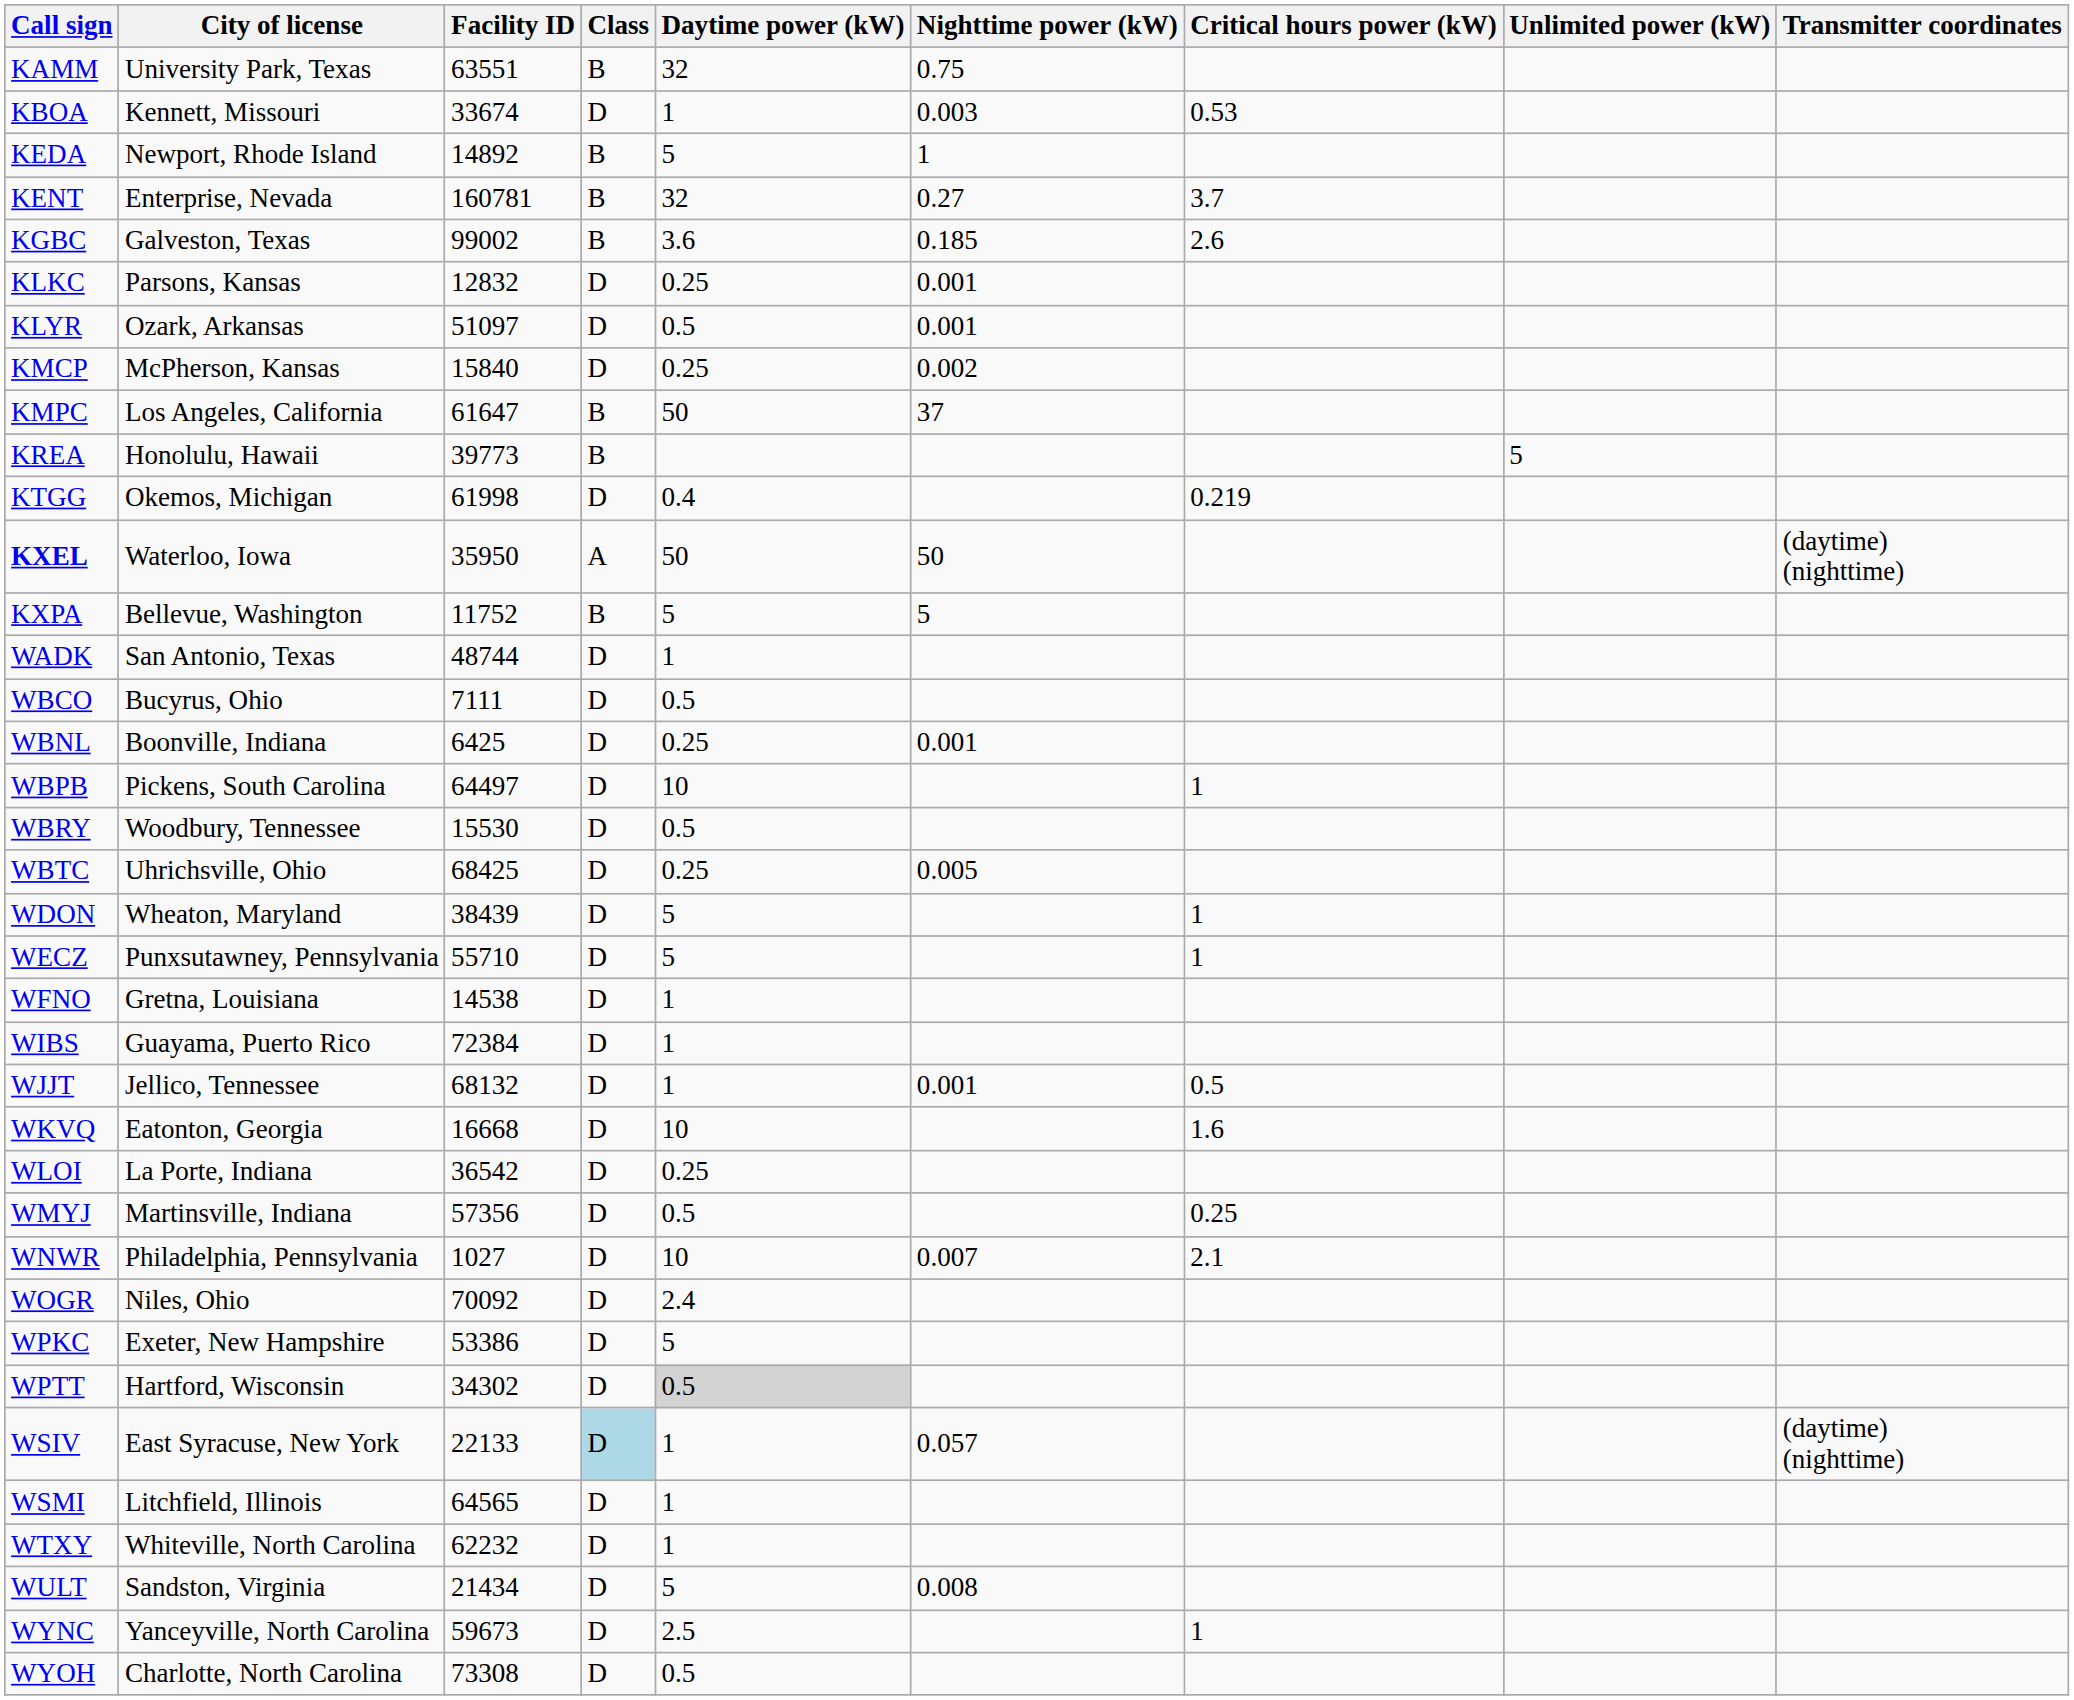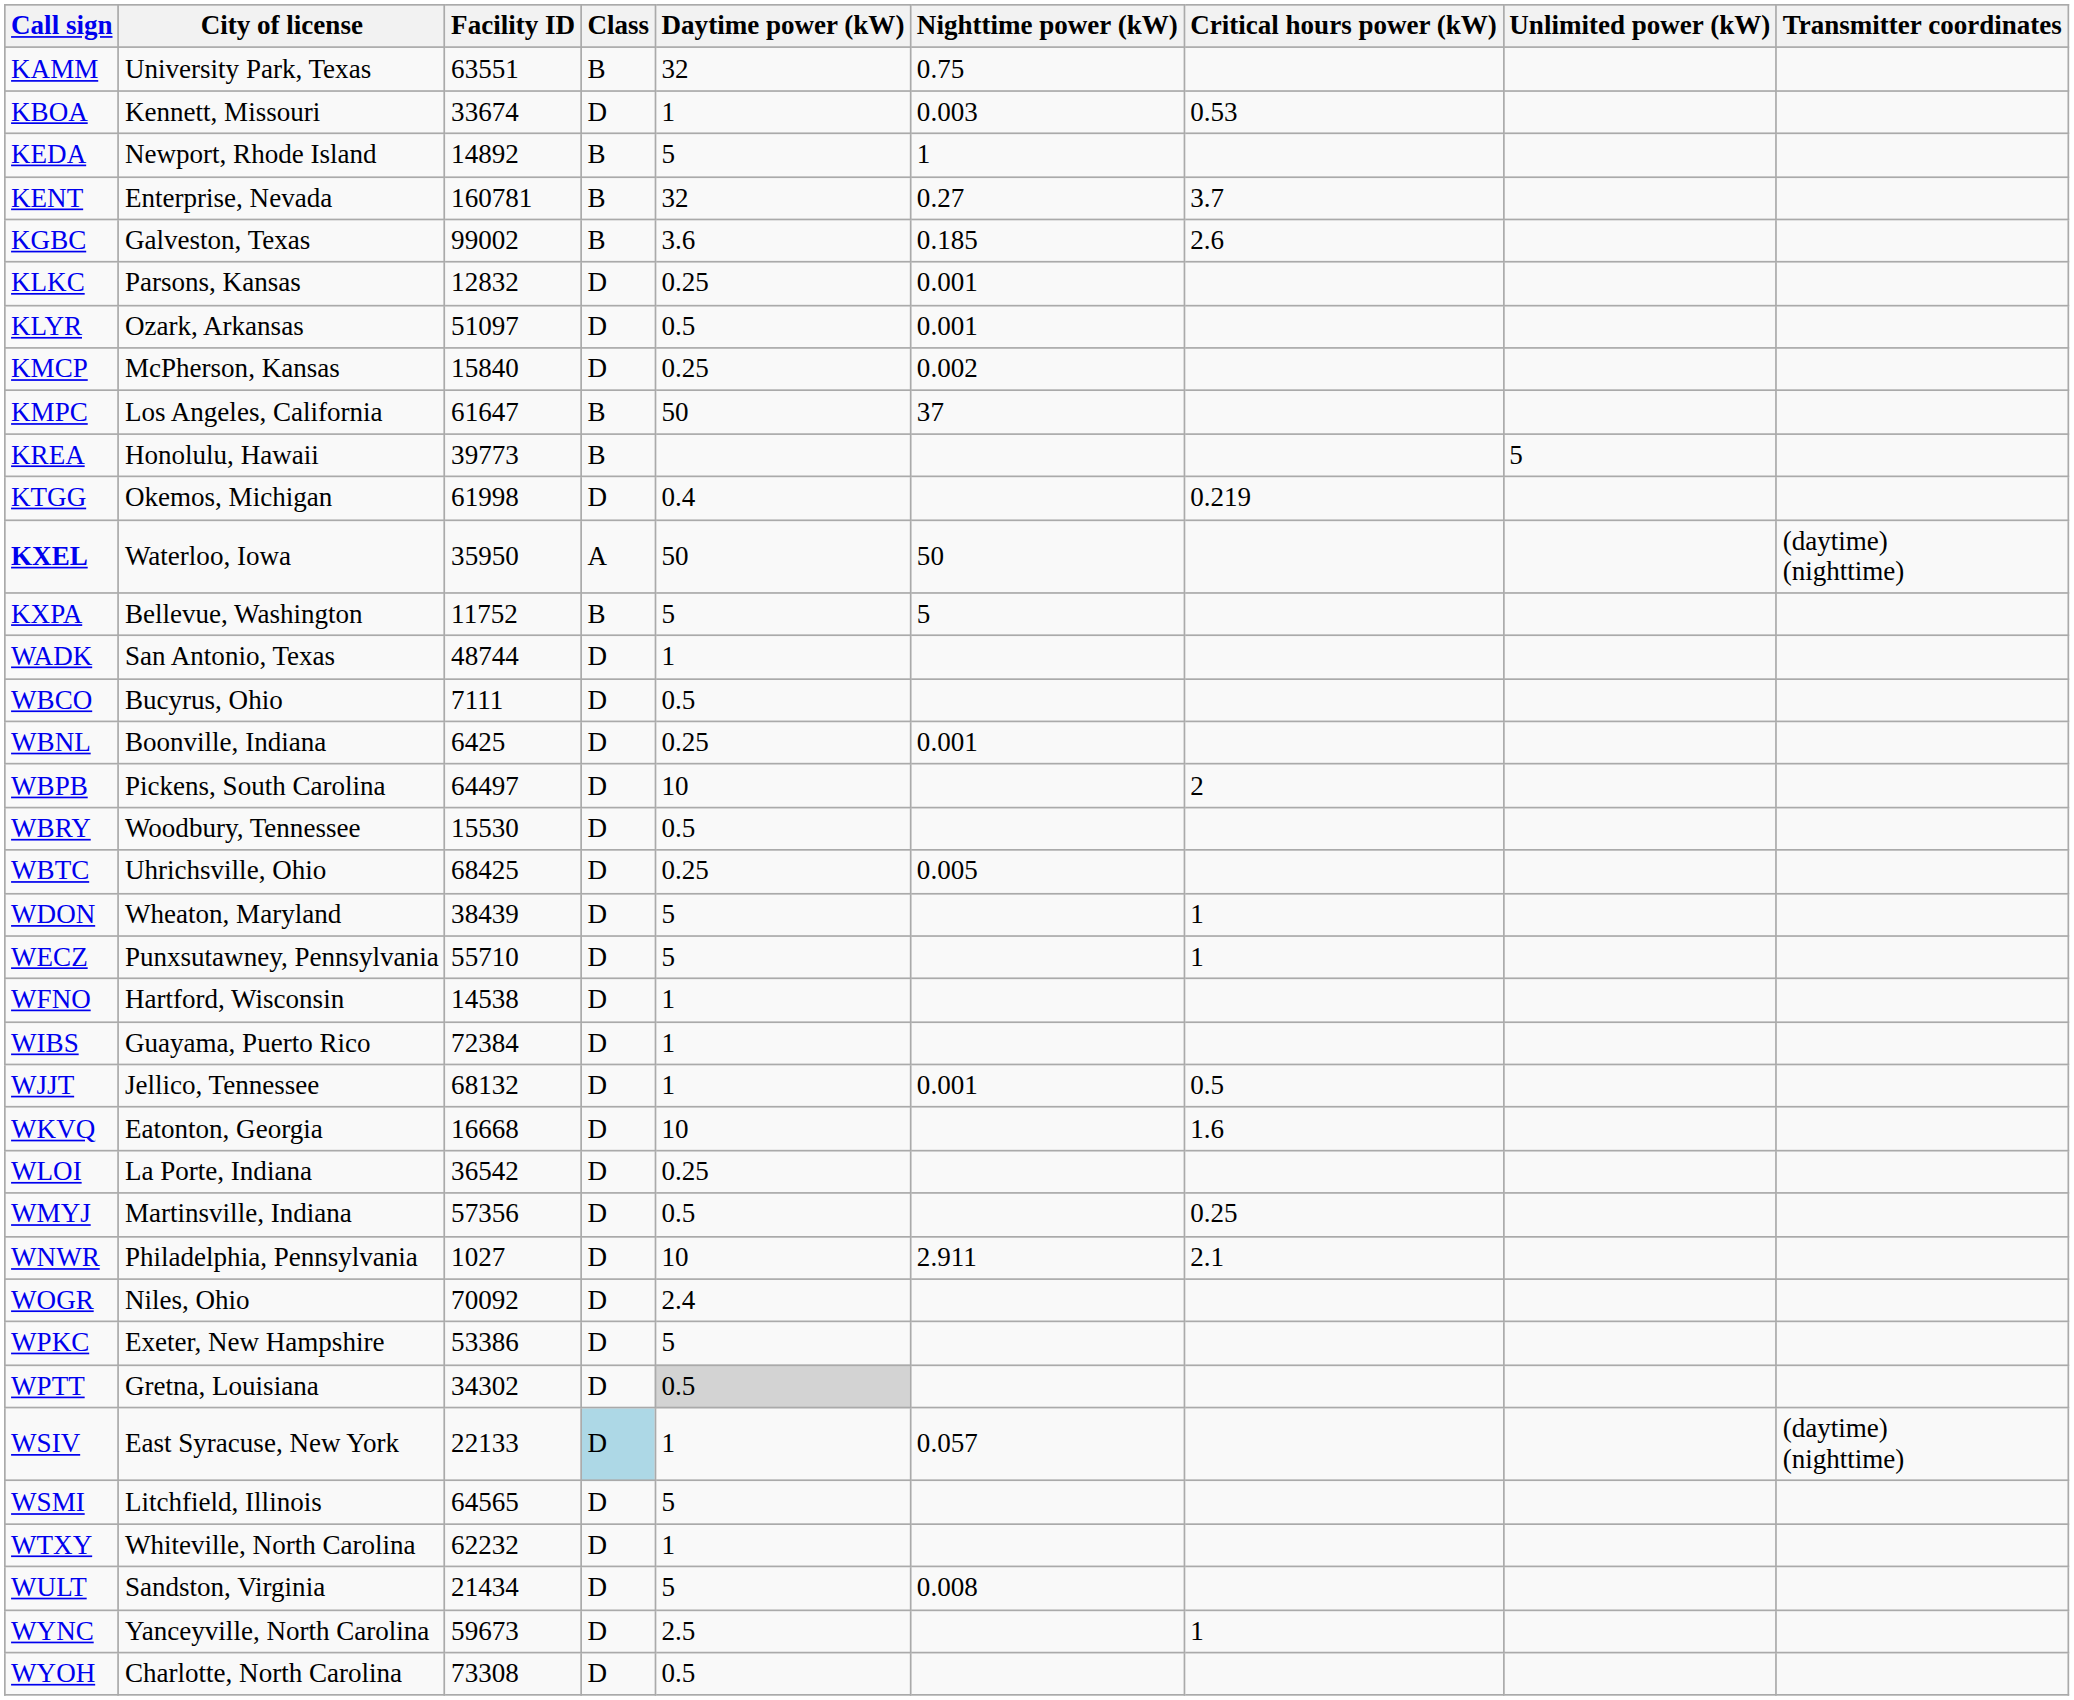(1197, 785) 1 -> (1197, 785) 2
(222, 999) Gretna, Louisiana -> (235, 999) Hartford, Wisconsin
(947, 1257) 0.007 -> (947, 1257) 2.911
(235, 1385) Hartford, Wisconsin -> (222, 1385) Gretna, Louisiana
(668, 1501) 1 -> (668, 1501) 5
